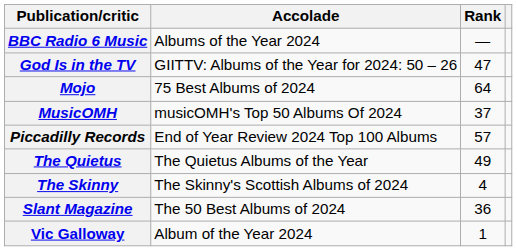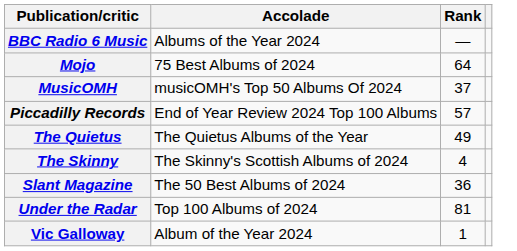- row: (78, 64)
+ row: (78, 209)
